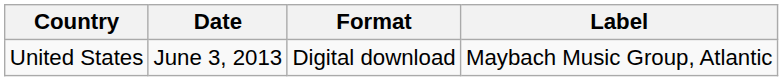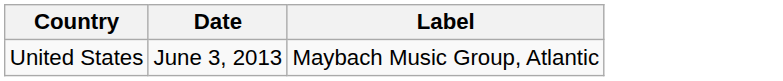- column: (374, 22)
